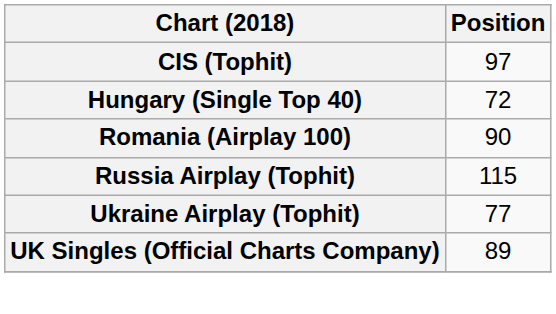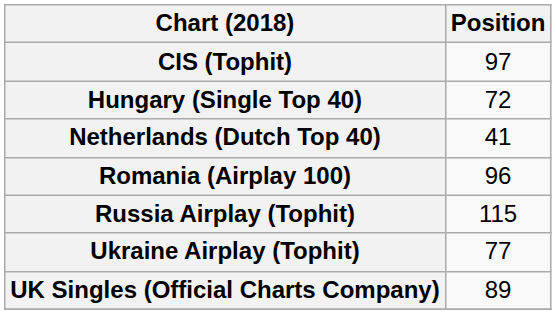+ row: (225, 137)
(498, 137) 90 -> (498, 175) 96
